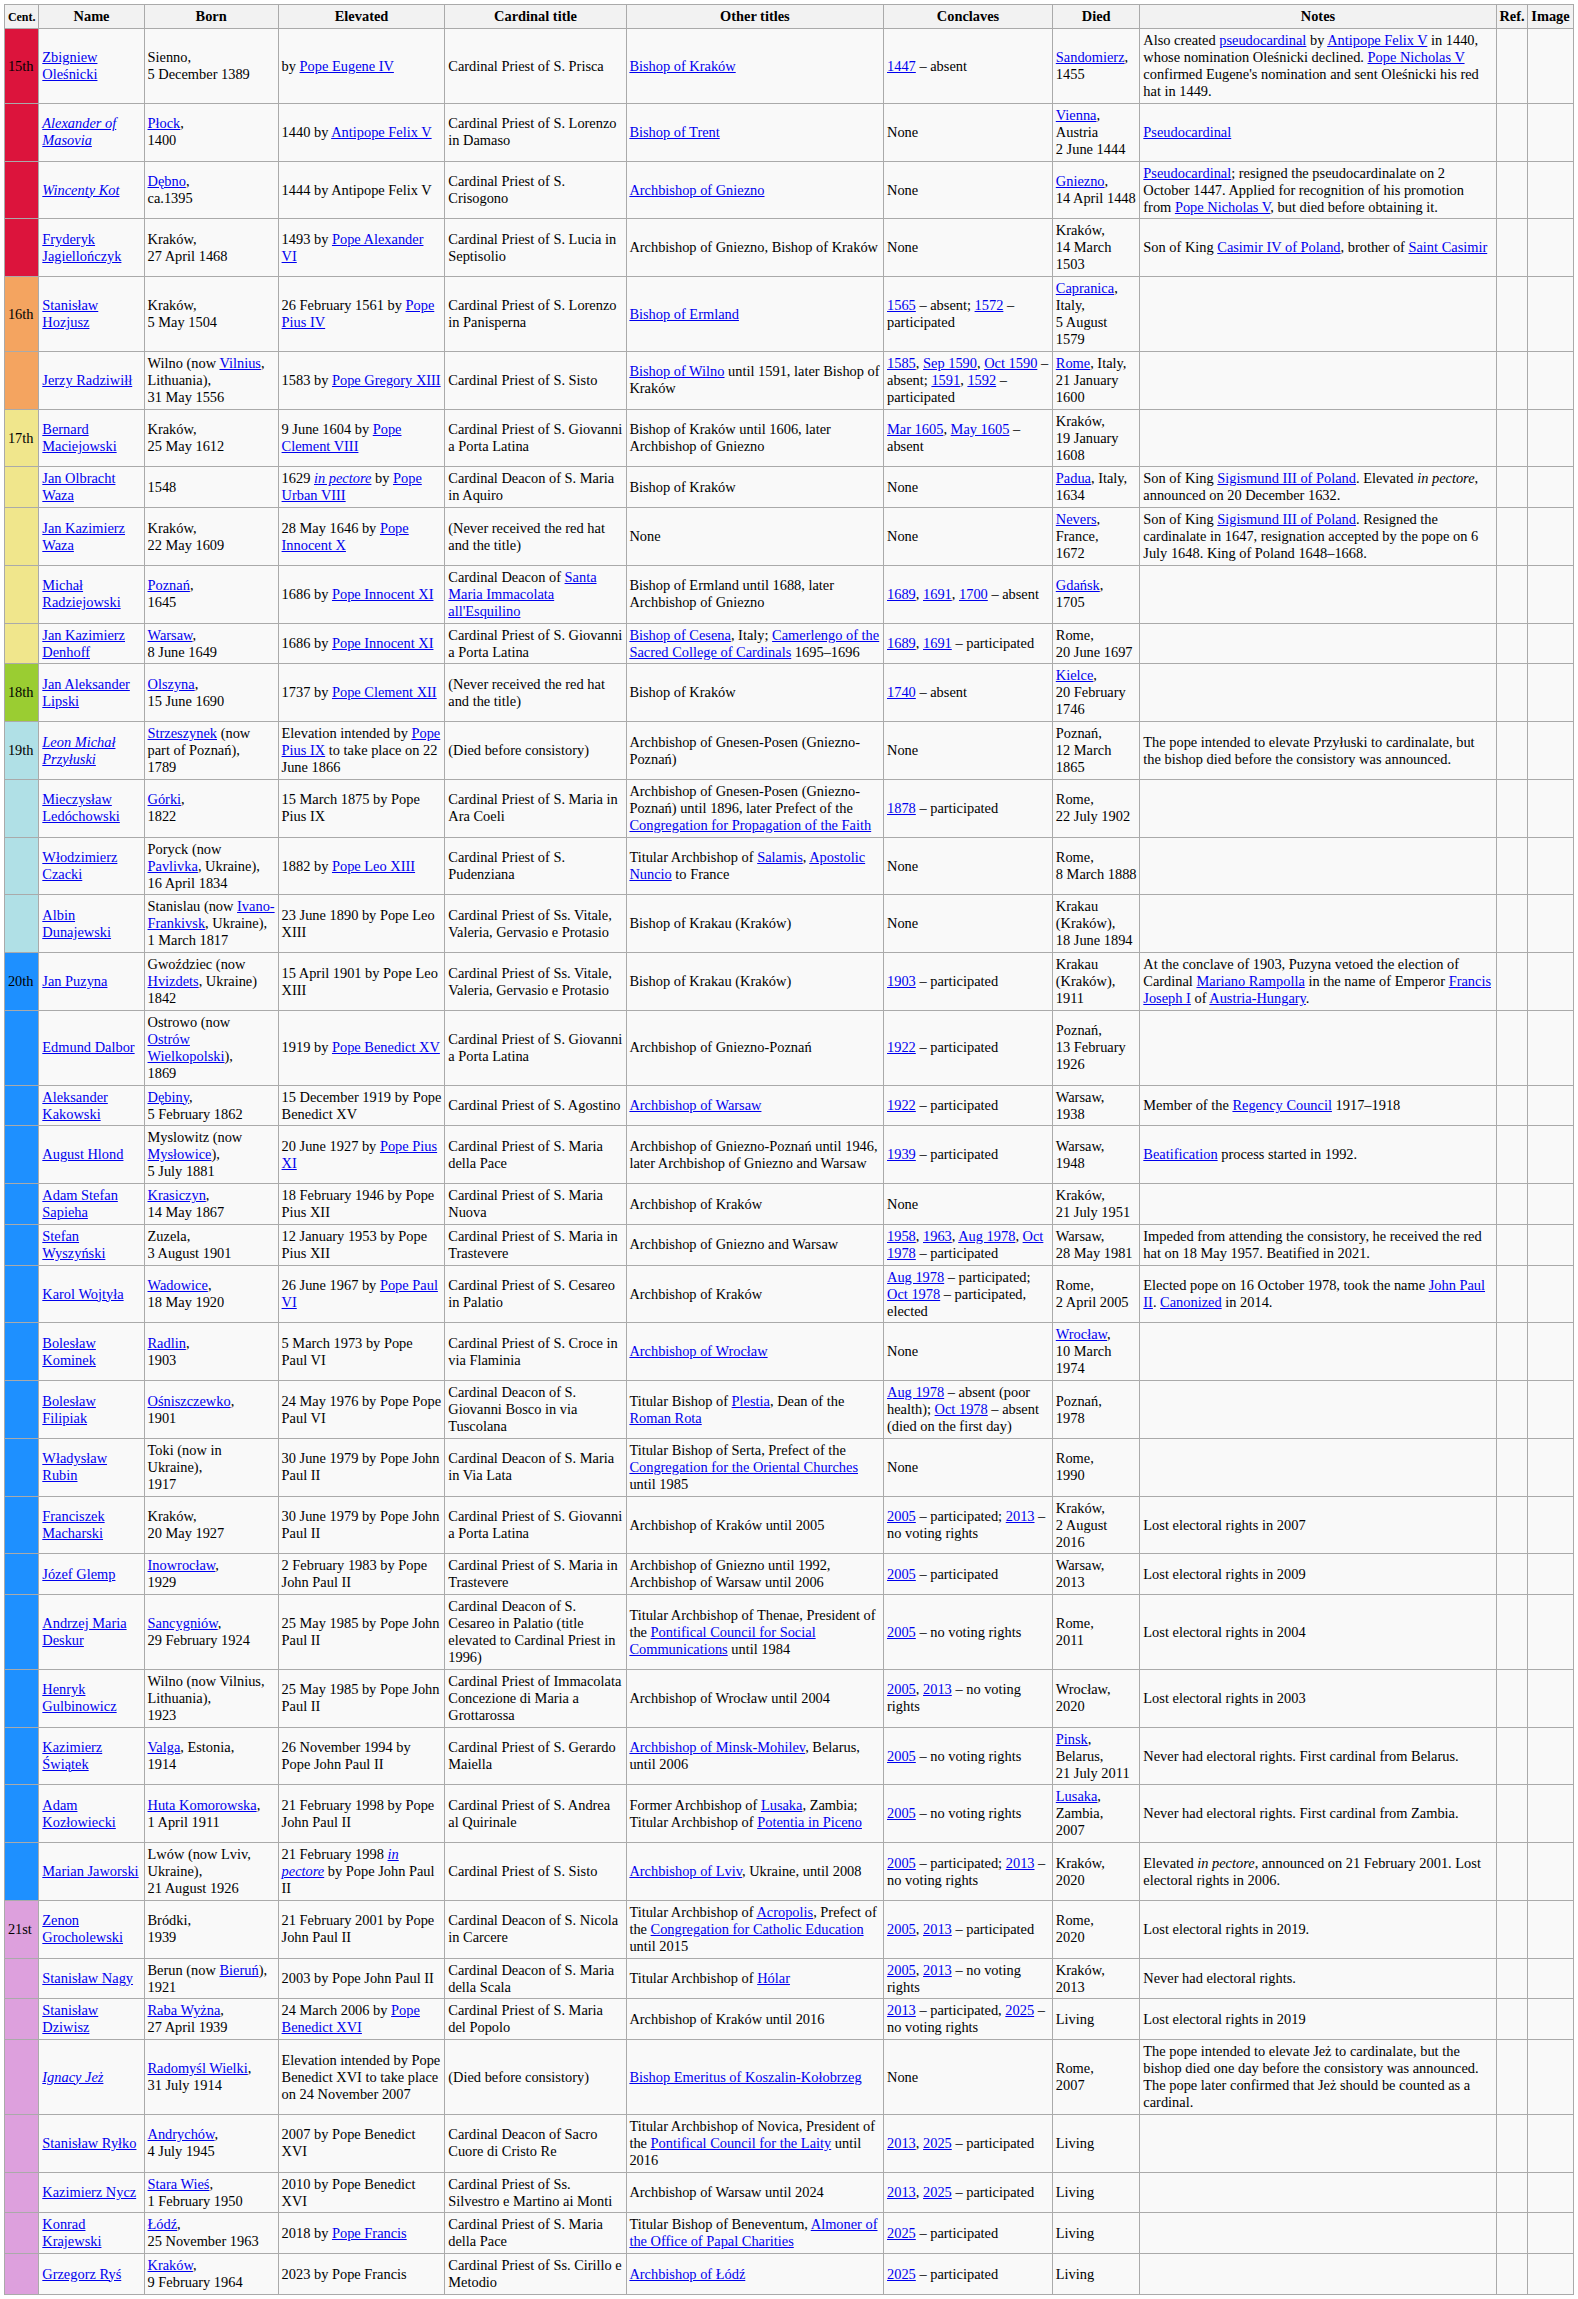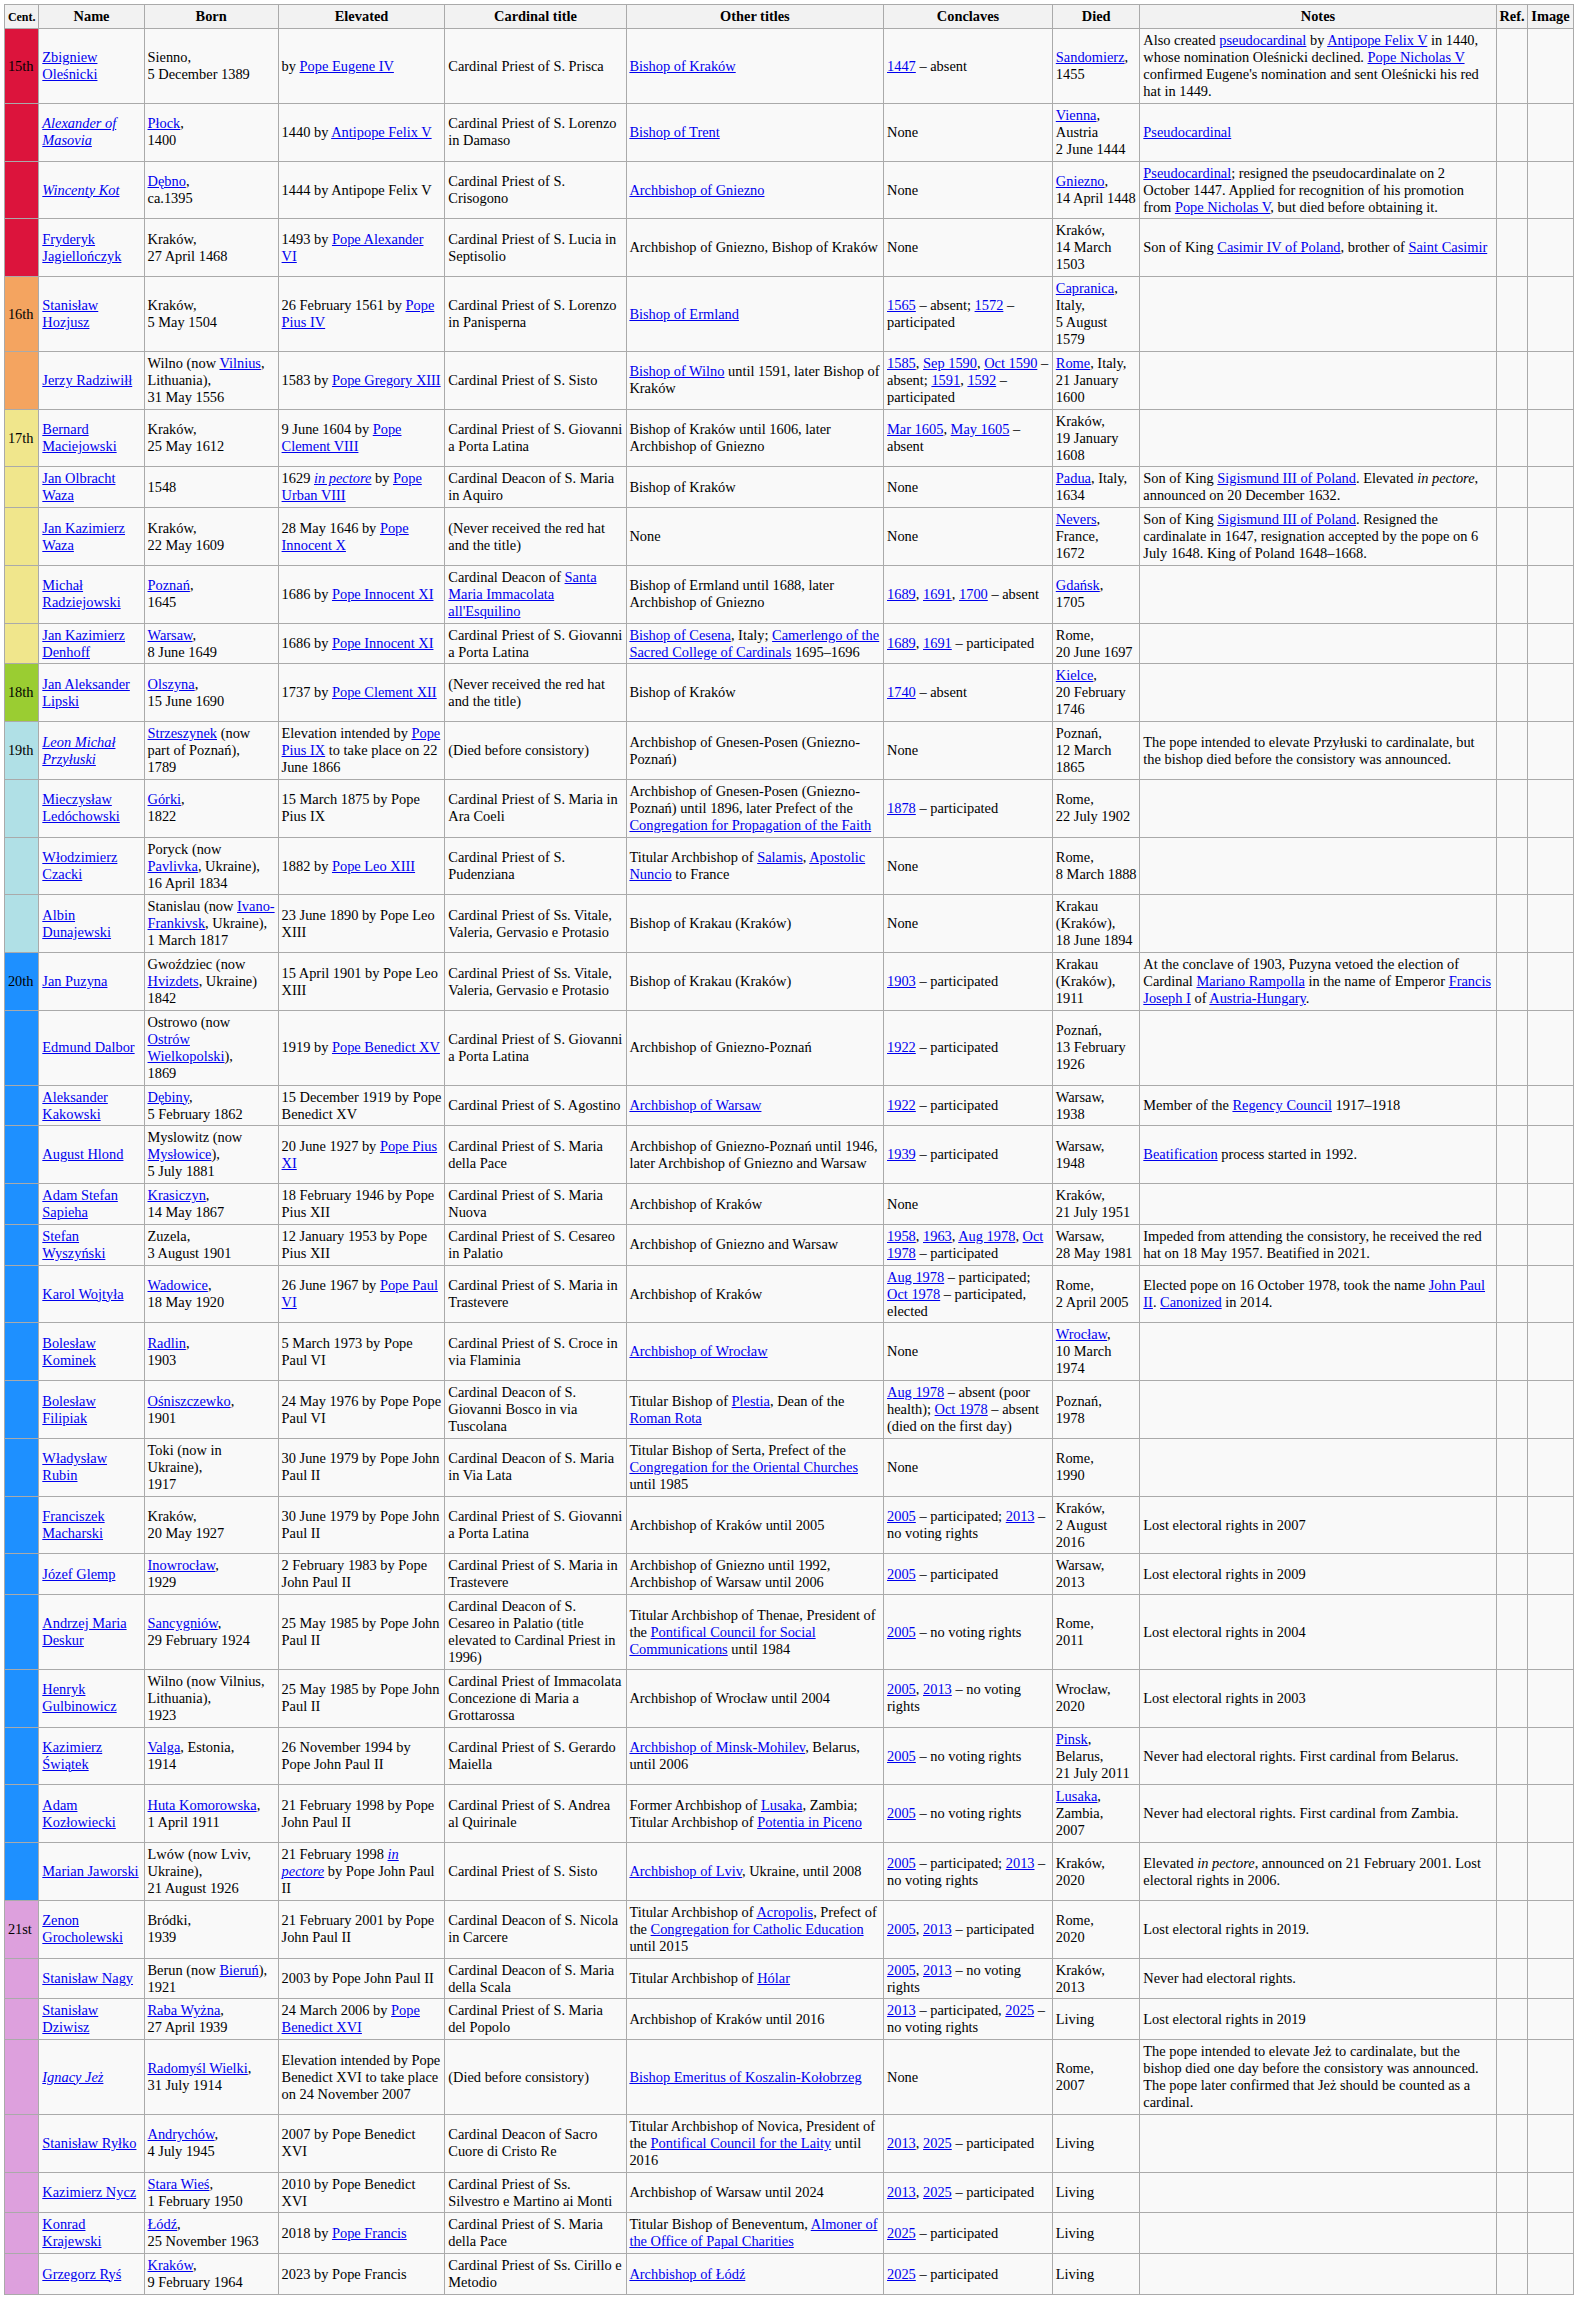(533, 1244) Cardinal Priest of S. Maria in Trastevere -> (532, 1244) Cardinal Priest of S. Cesareo in Palatio
(532, 1294) Cardinal Priest of S. Cesareo in Palatio -> (533, 1294) Cardinal Priest of S. Maria in Trastevere
